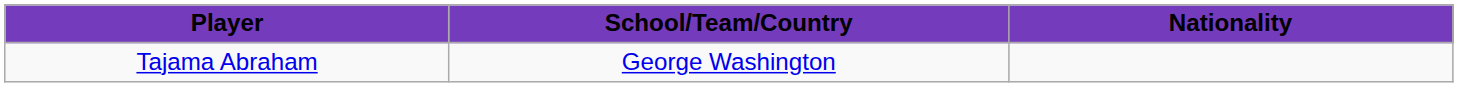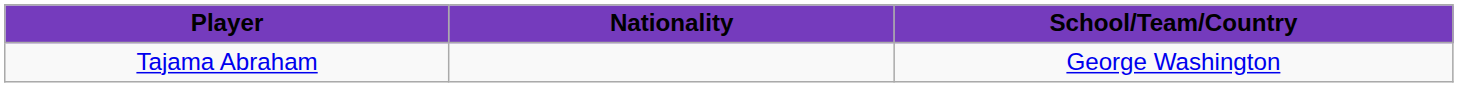columns swapped: (1231, 23) <-> (729, 23)
